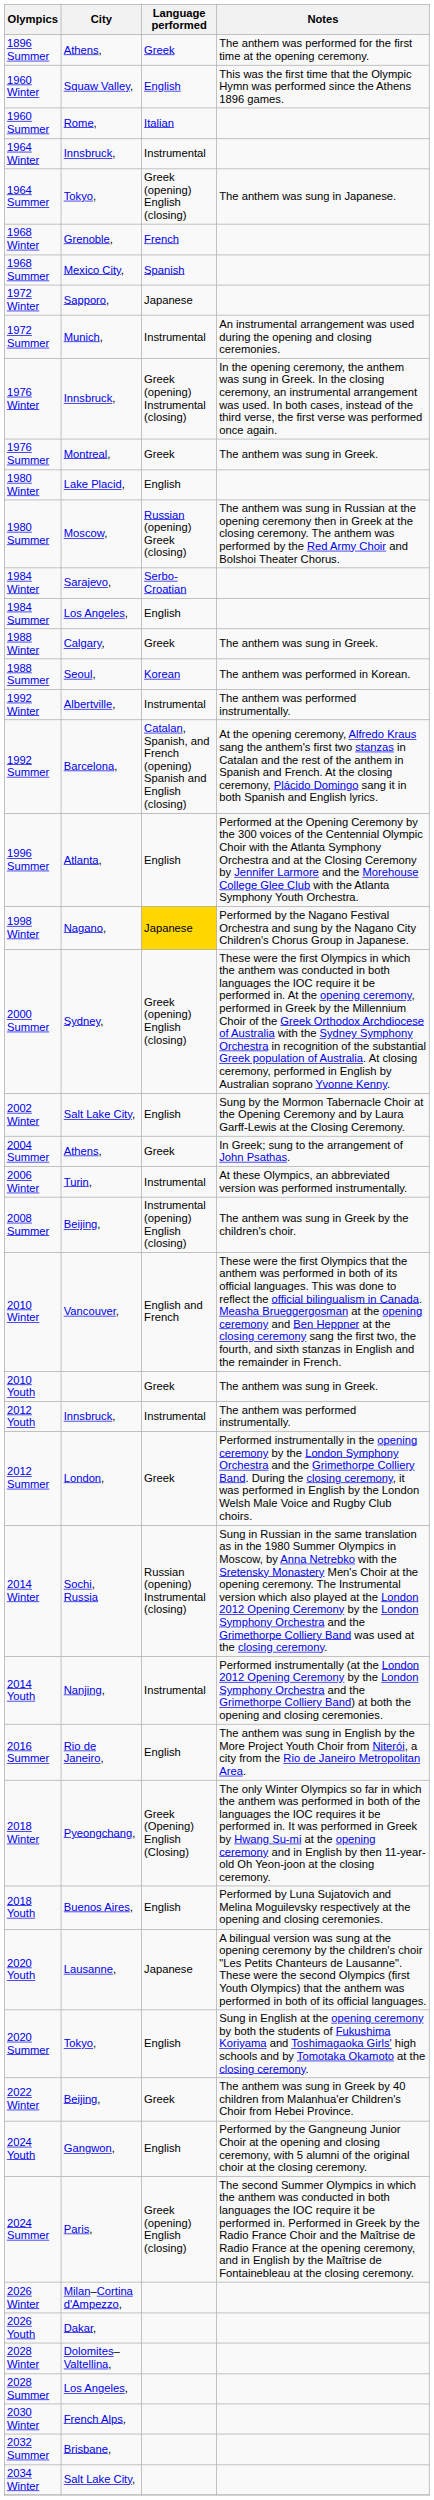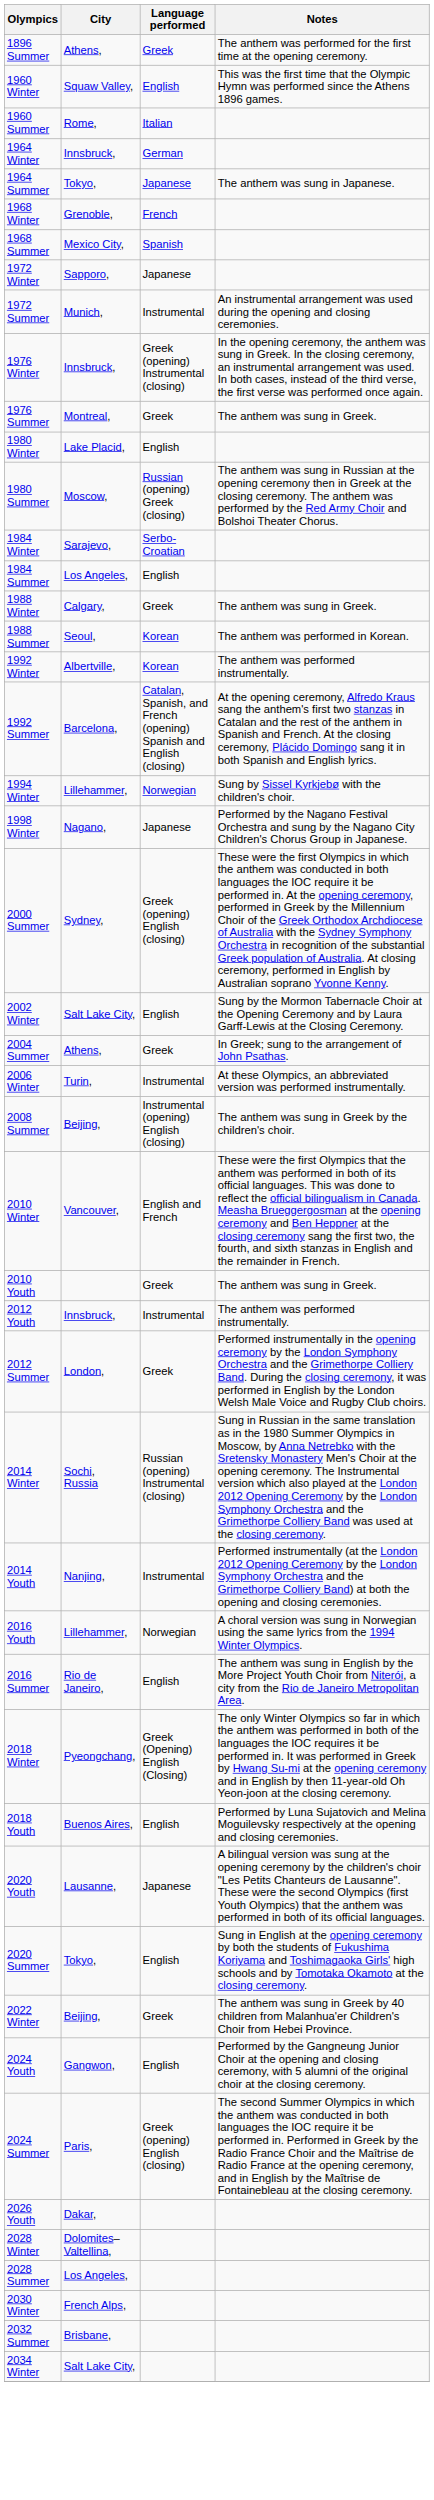(175, 153) Instrumental -> (163, 153) German
(168, 196) Greek (opening) English (closing) -> (167, 184) Japanese
(175, 704) Instrumental -> (161, 667) Korean
+ row: (23, 790)
- row: (28, 860)
(168, 928) gold background -> (167, 827) no background
+ row: (21, 1632)
- row: (23, 2297)
